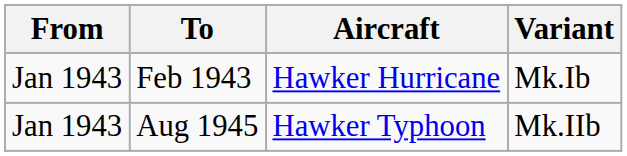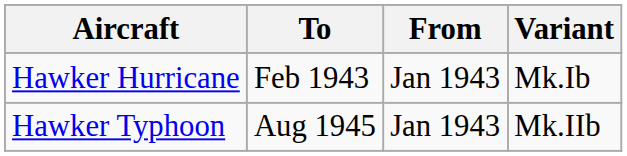columns swapped: (67, 28) <-> (386, 28)
